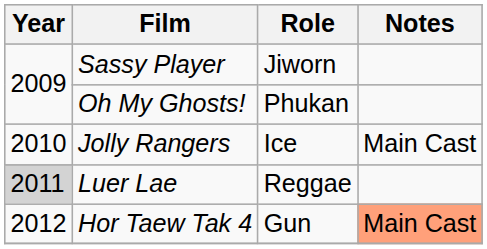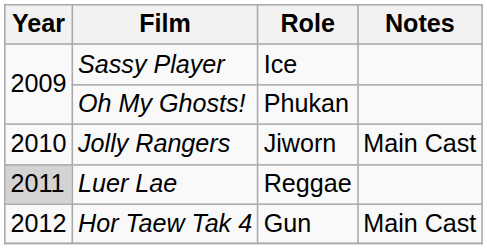(300, 64) Jiworn -> (280, 64) Ice
(280, 143) Ice -> (300, 143) Jiworn
(420, 223) lightsalmon background -> (420, 223) no background
